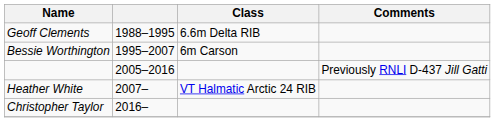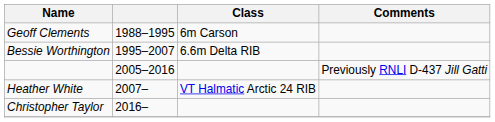(220, 32) 6.6m Delta RIB -> (209, 32) 6m Carson
(209, 51) 6m Carson -> (220, 51) 6.6m Delta RIB
